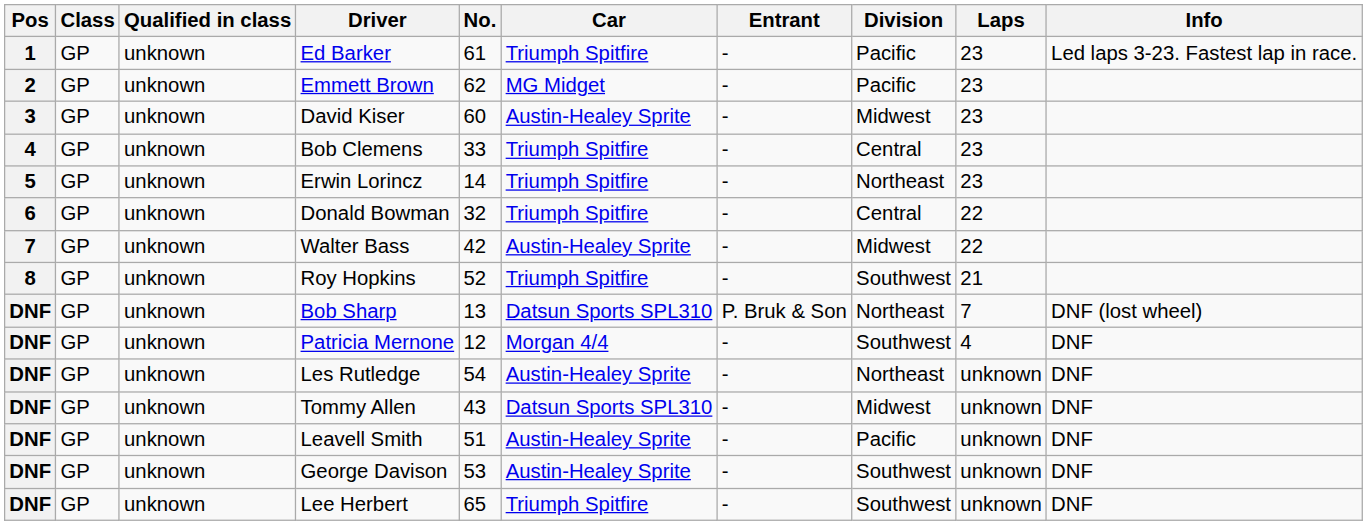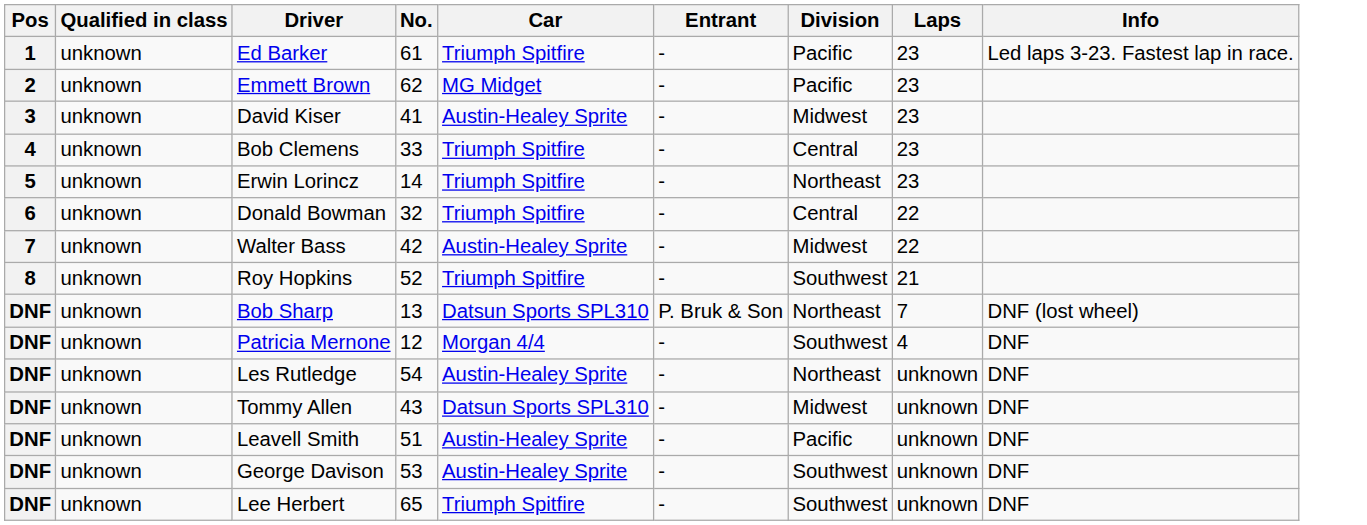- column: (88, 20)
(475, 117) 60 -> (411, 117) 41
